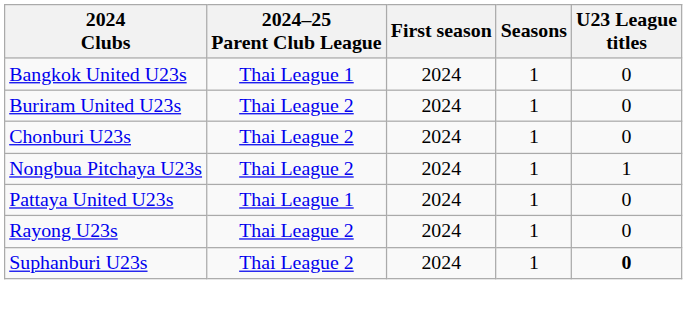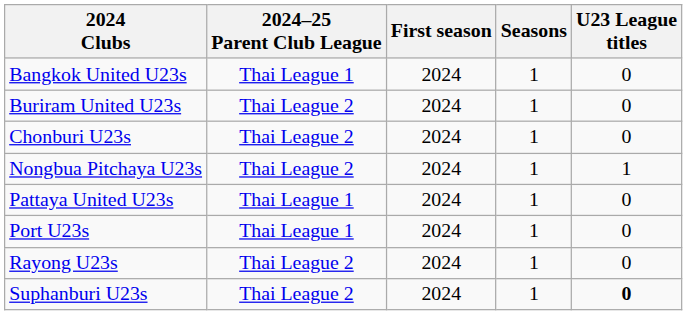+ row: (49, 231)
